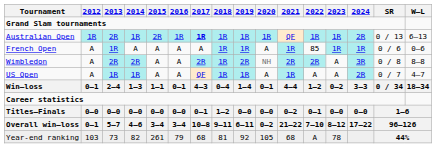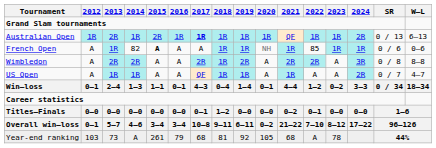(135, 48) A -> (135, 48) 82
(157, 48) normal -> (157, 48) bold
(266, 48) A -> (266, 48) NH
(266, 61) NH -> (266, 61) A
(135, 136) 82 -> (135, 136) A
